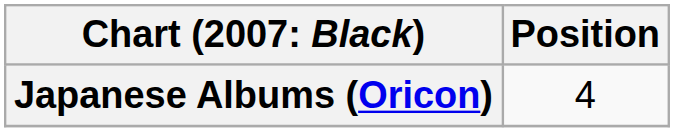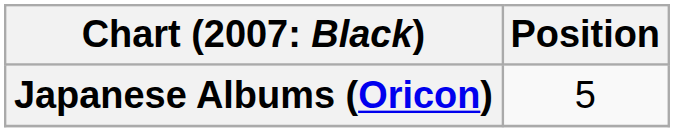(585, 94) 4 -> (585, 94) 5
